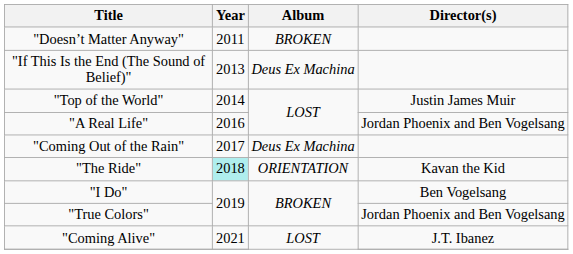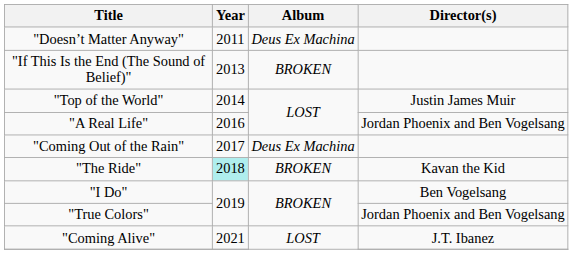(303, 38) BROKEN -> (303, 38) Deus Ex Machina
(303, 69) Deus Ex Machina -> (303, 69) BROKEN
(303, 169) ORIENTATION -> (303, 169) BROKEN
